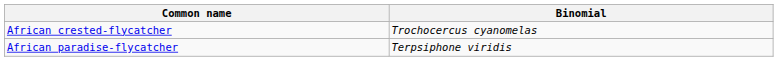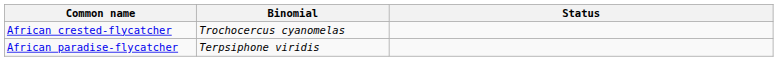+ column: (581, 13)
